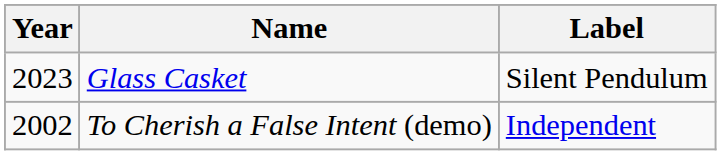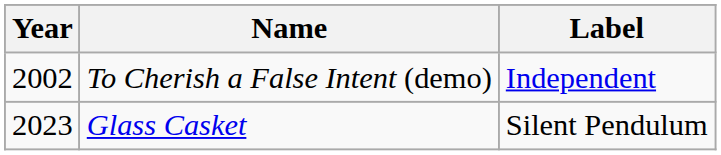rows swapped: (289, 125) <-> (167, 76)
